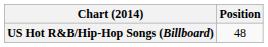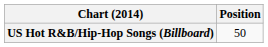(240, 33) 48 -> (240, 33) 50
